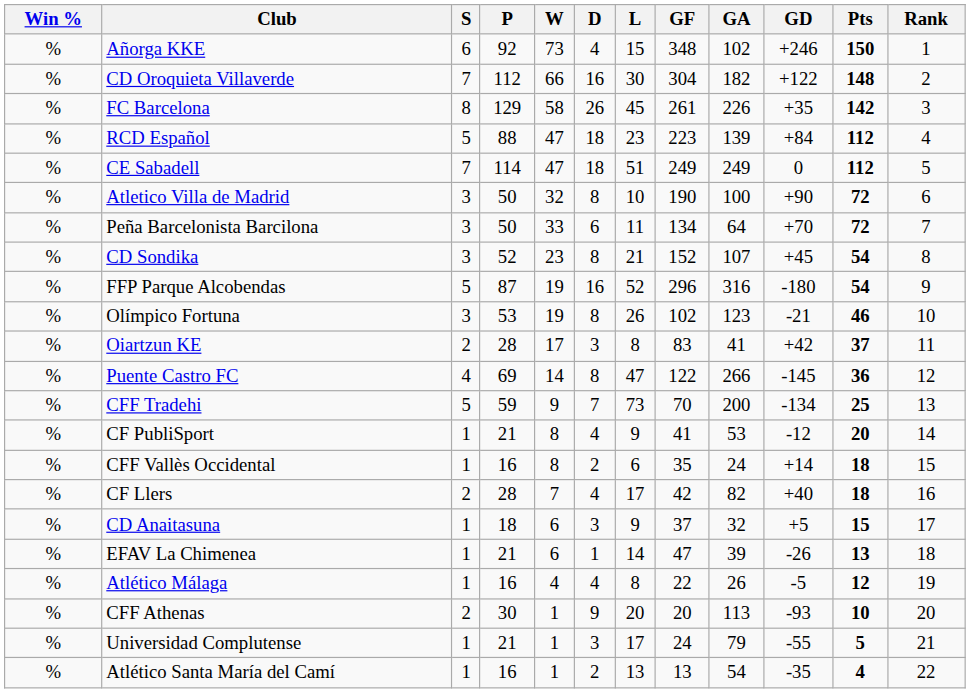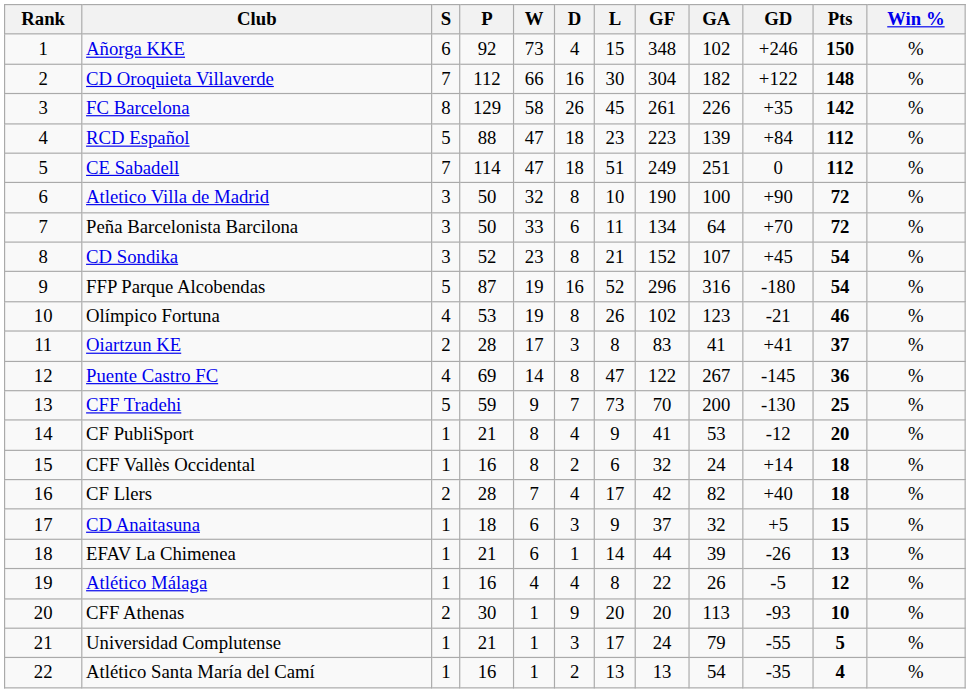columns swapped: (926, 19) <-> (53, 19)
(736, 167) 249 -> (716, 167) 251
(466, 316) 3 -> (446, 316) 4
(798, 345) +42 -> (778, 345) +41
(736, 375) 266 -> (716, 375) 267
(798, 405) -134 -> (778, 405) -130
(682, 464) 35 -> (662, 464) 32
(682, 553) 47 -> (662, 553) 44
